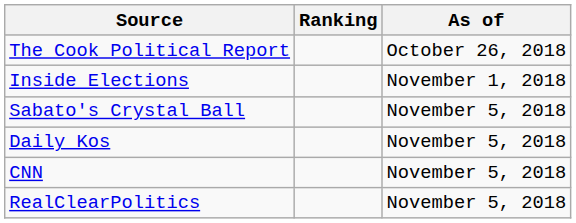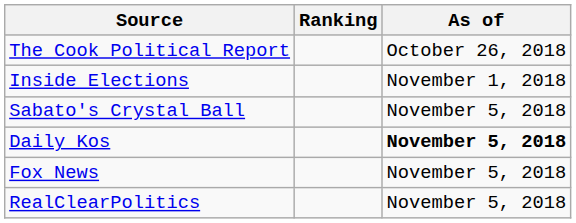(476, 142) normal -> (476, 142) bold
+ row: (54, 173)
- row: (26, 173)
